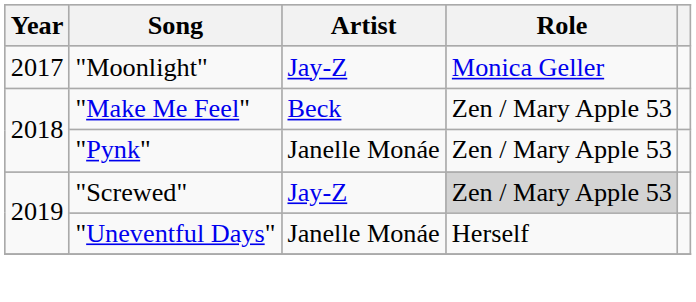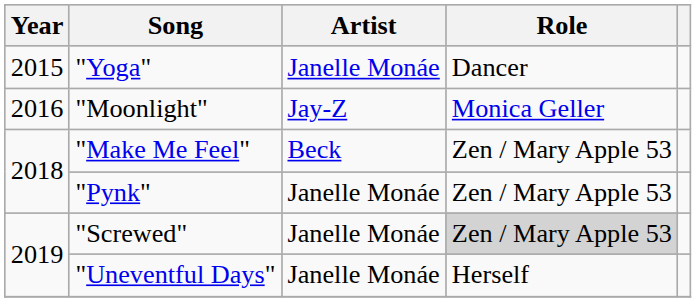+ row: (113, 66)
(37, 66) 2017 -> (37, 108) 2016
(317, 191) Jay-Z -> (364, 233) Janelle Monáe
